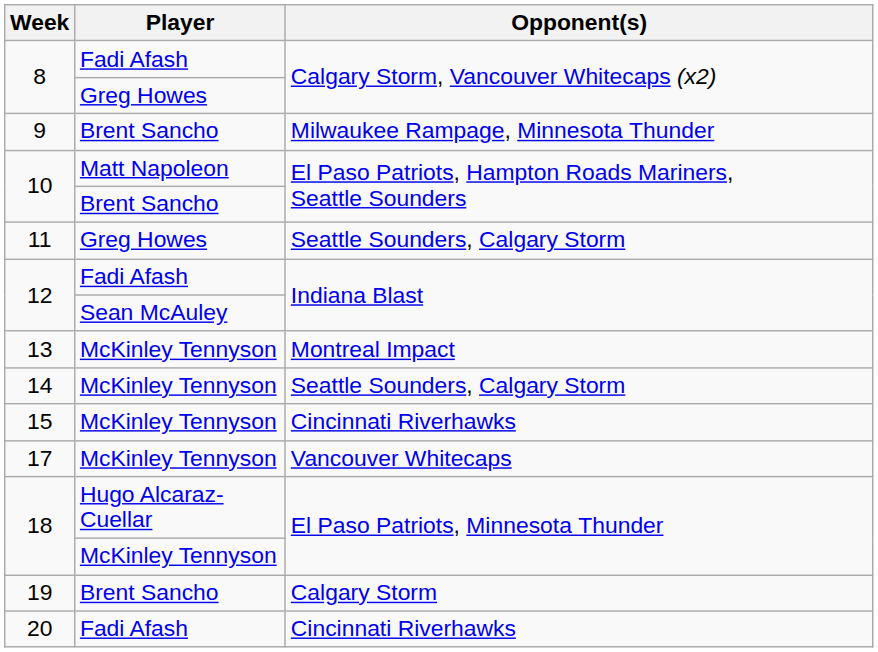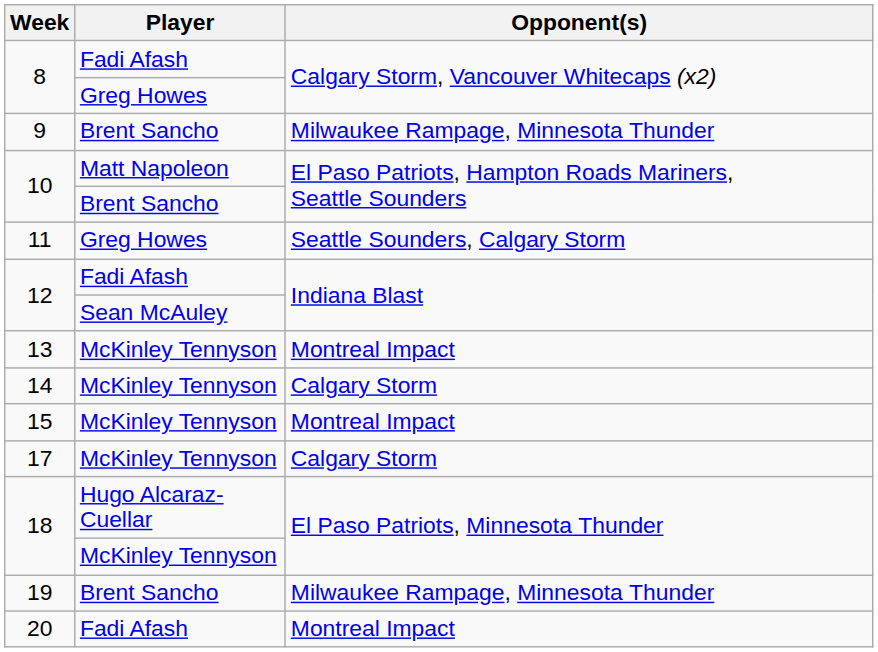(458, 385) Seattle Sounders, Calgary Storm -> (364, 385) Calgary Storm
(403, 421) Cincinnati Riverhawks -> (373, 421) Montreal Impact
(401, 458) Vancouver Whitecaps -> (364, 458) Calgary Storm
(364, 592) Calgary Storm -> (503, 592) Milwaukee Rampage, Minnesota Thunder
(403, 628) Cincinnati Riverhawks -> (373, 628) Montreal Impact
